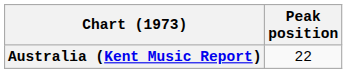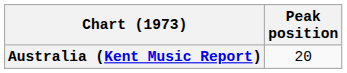(303, 57) 22 -> (303, 57) 20
